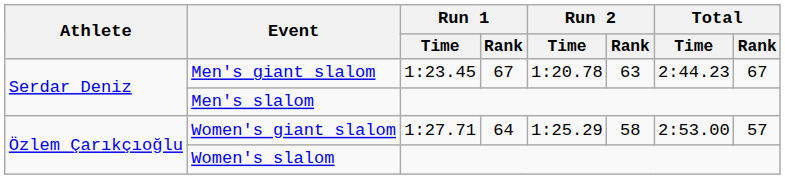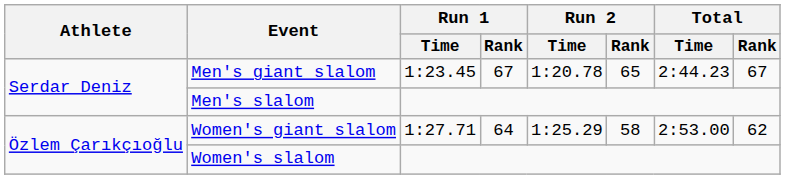(630, 73) 63 -> (630, 73) 65
(757, 130) 57 -> (757, 130) 62
